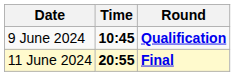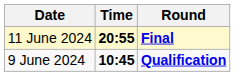rows swapped: (46, 37) <-> (50, 60)
